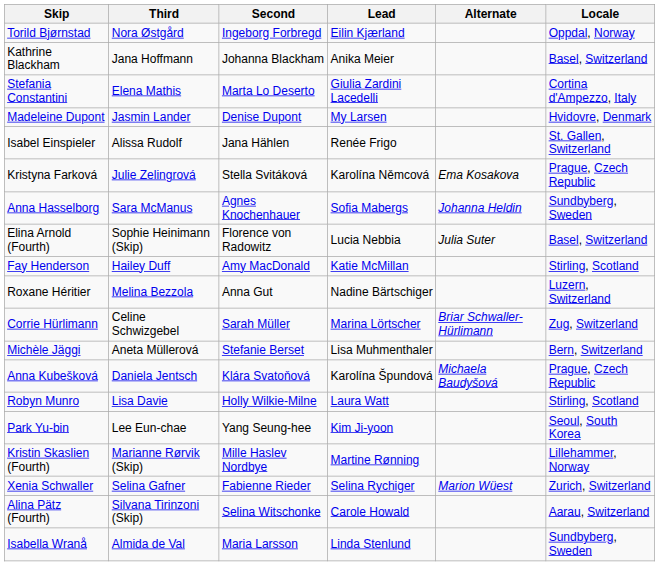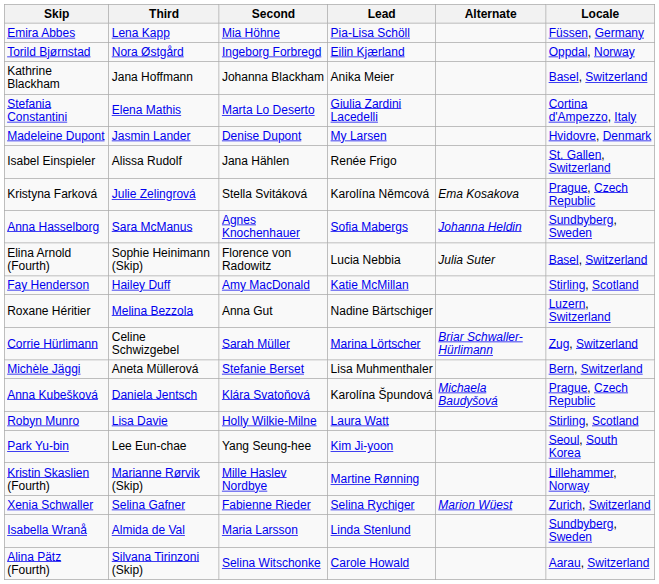+ row: (41, 33)
rows swapped: (34, 511) <-> (47, 544)
